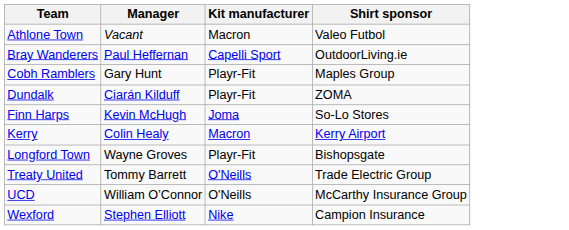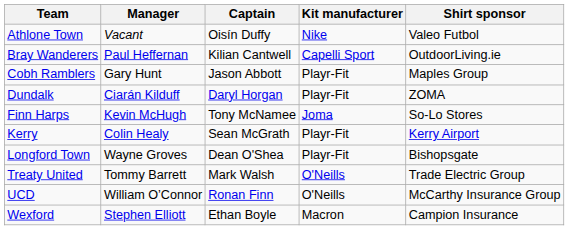+ column: (252, 14)
(229, 34) Macron -> (314, 34) Nike
(229, 134) Macron -> (325, 134) Playr-Fit
(221, 214) Nike -> (323, 214) Macron
